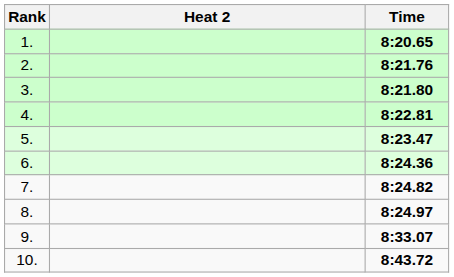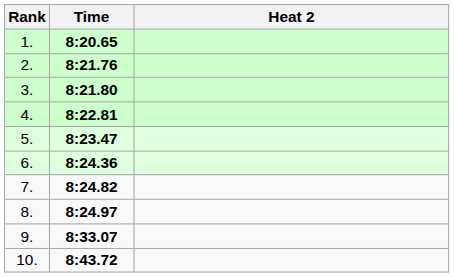columns swapped: (207, 17) <-> (407, 17)
